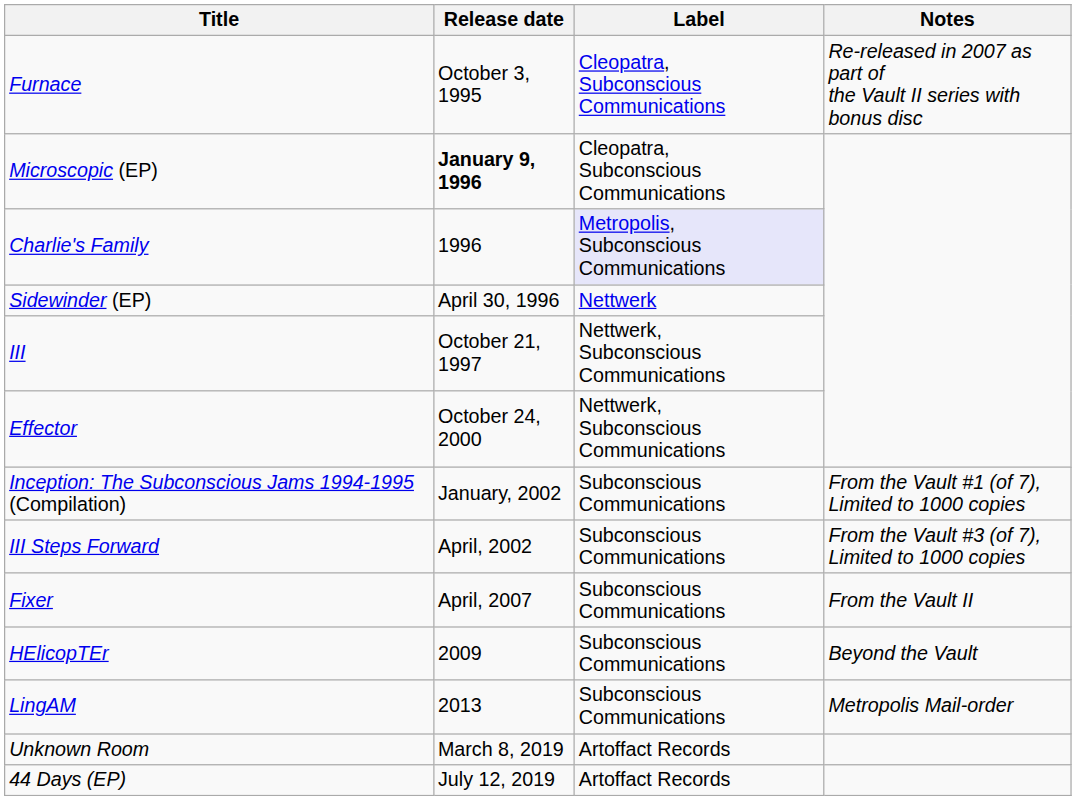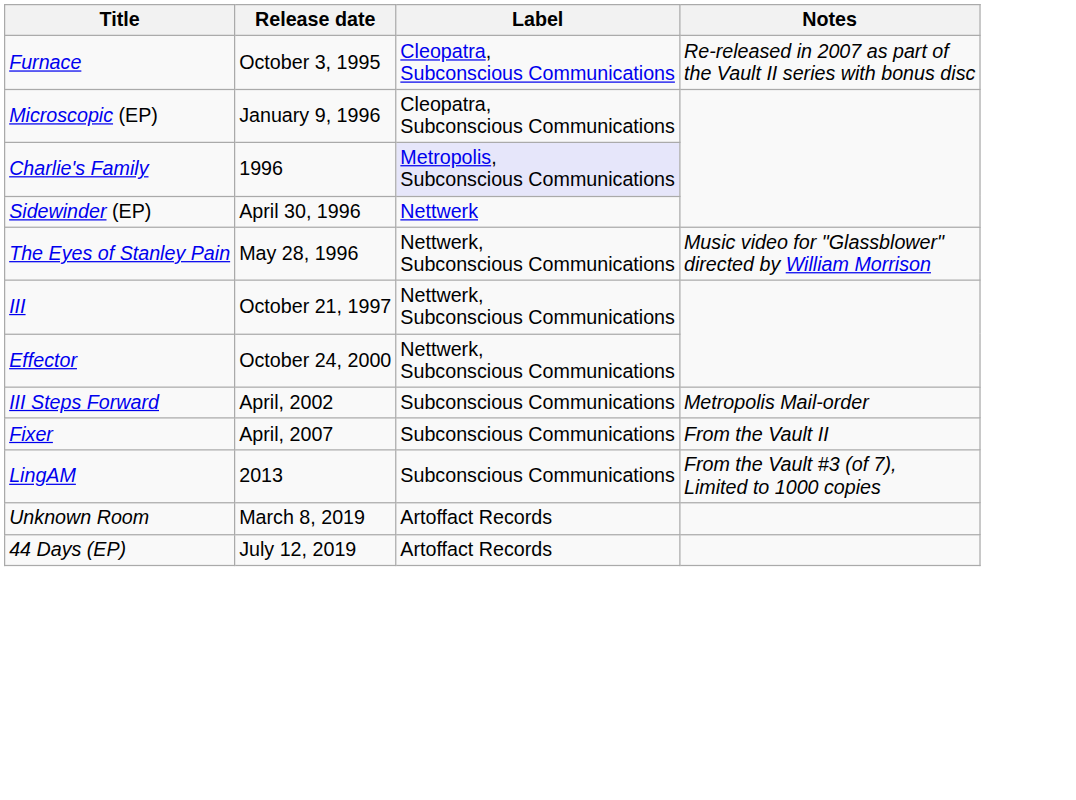(487, 171) bold -> (310, 115) normal
+ row: (120, 253)
- row: (212, 493)
(935, 546) From the Vault #3 (of 7), Limited to 1000 copies -> (776, 402) Metropolis Mail-order
- row: (59, 653)
(921, 706) Metropolis Mail-order -> (790, 476) From the Vault #3 (of 7), Limited to 1000 copies
